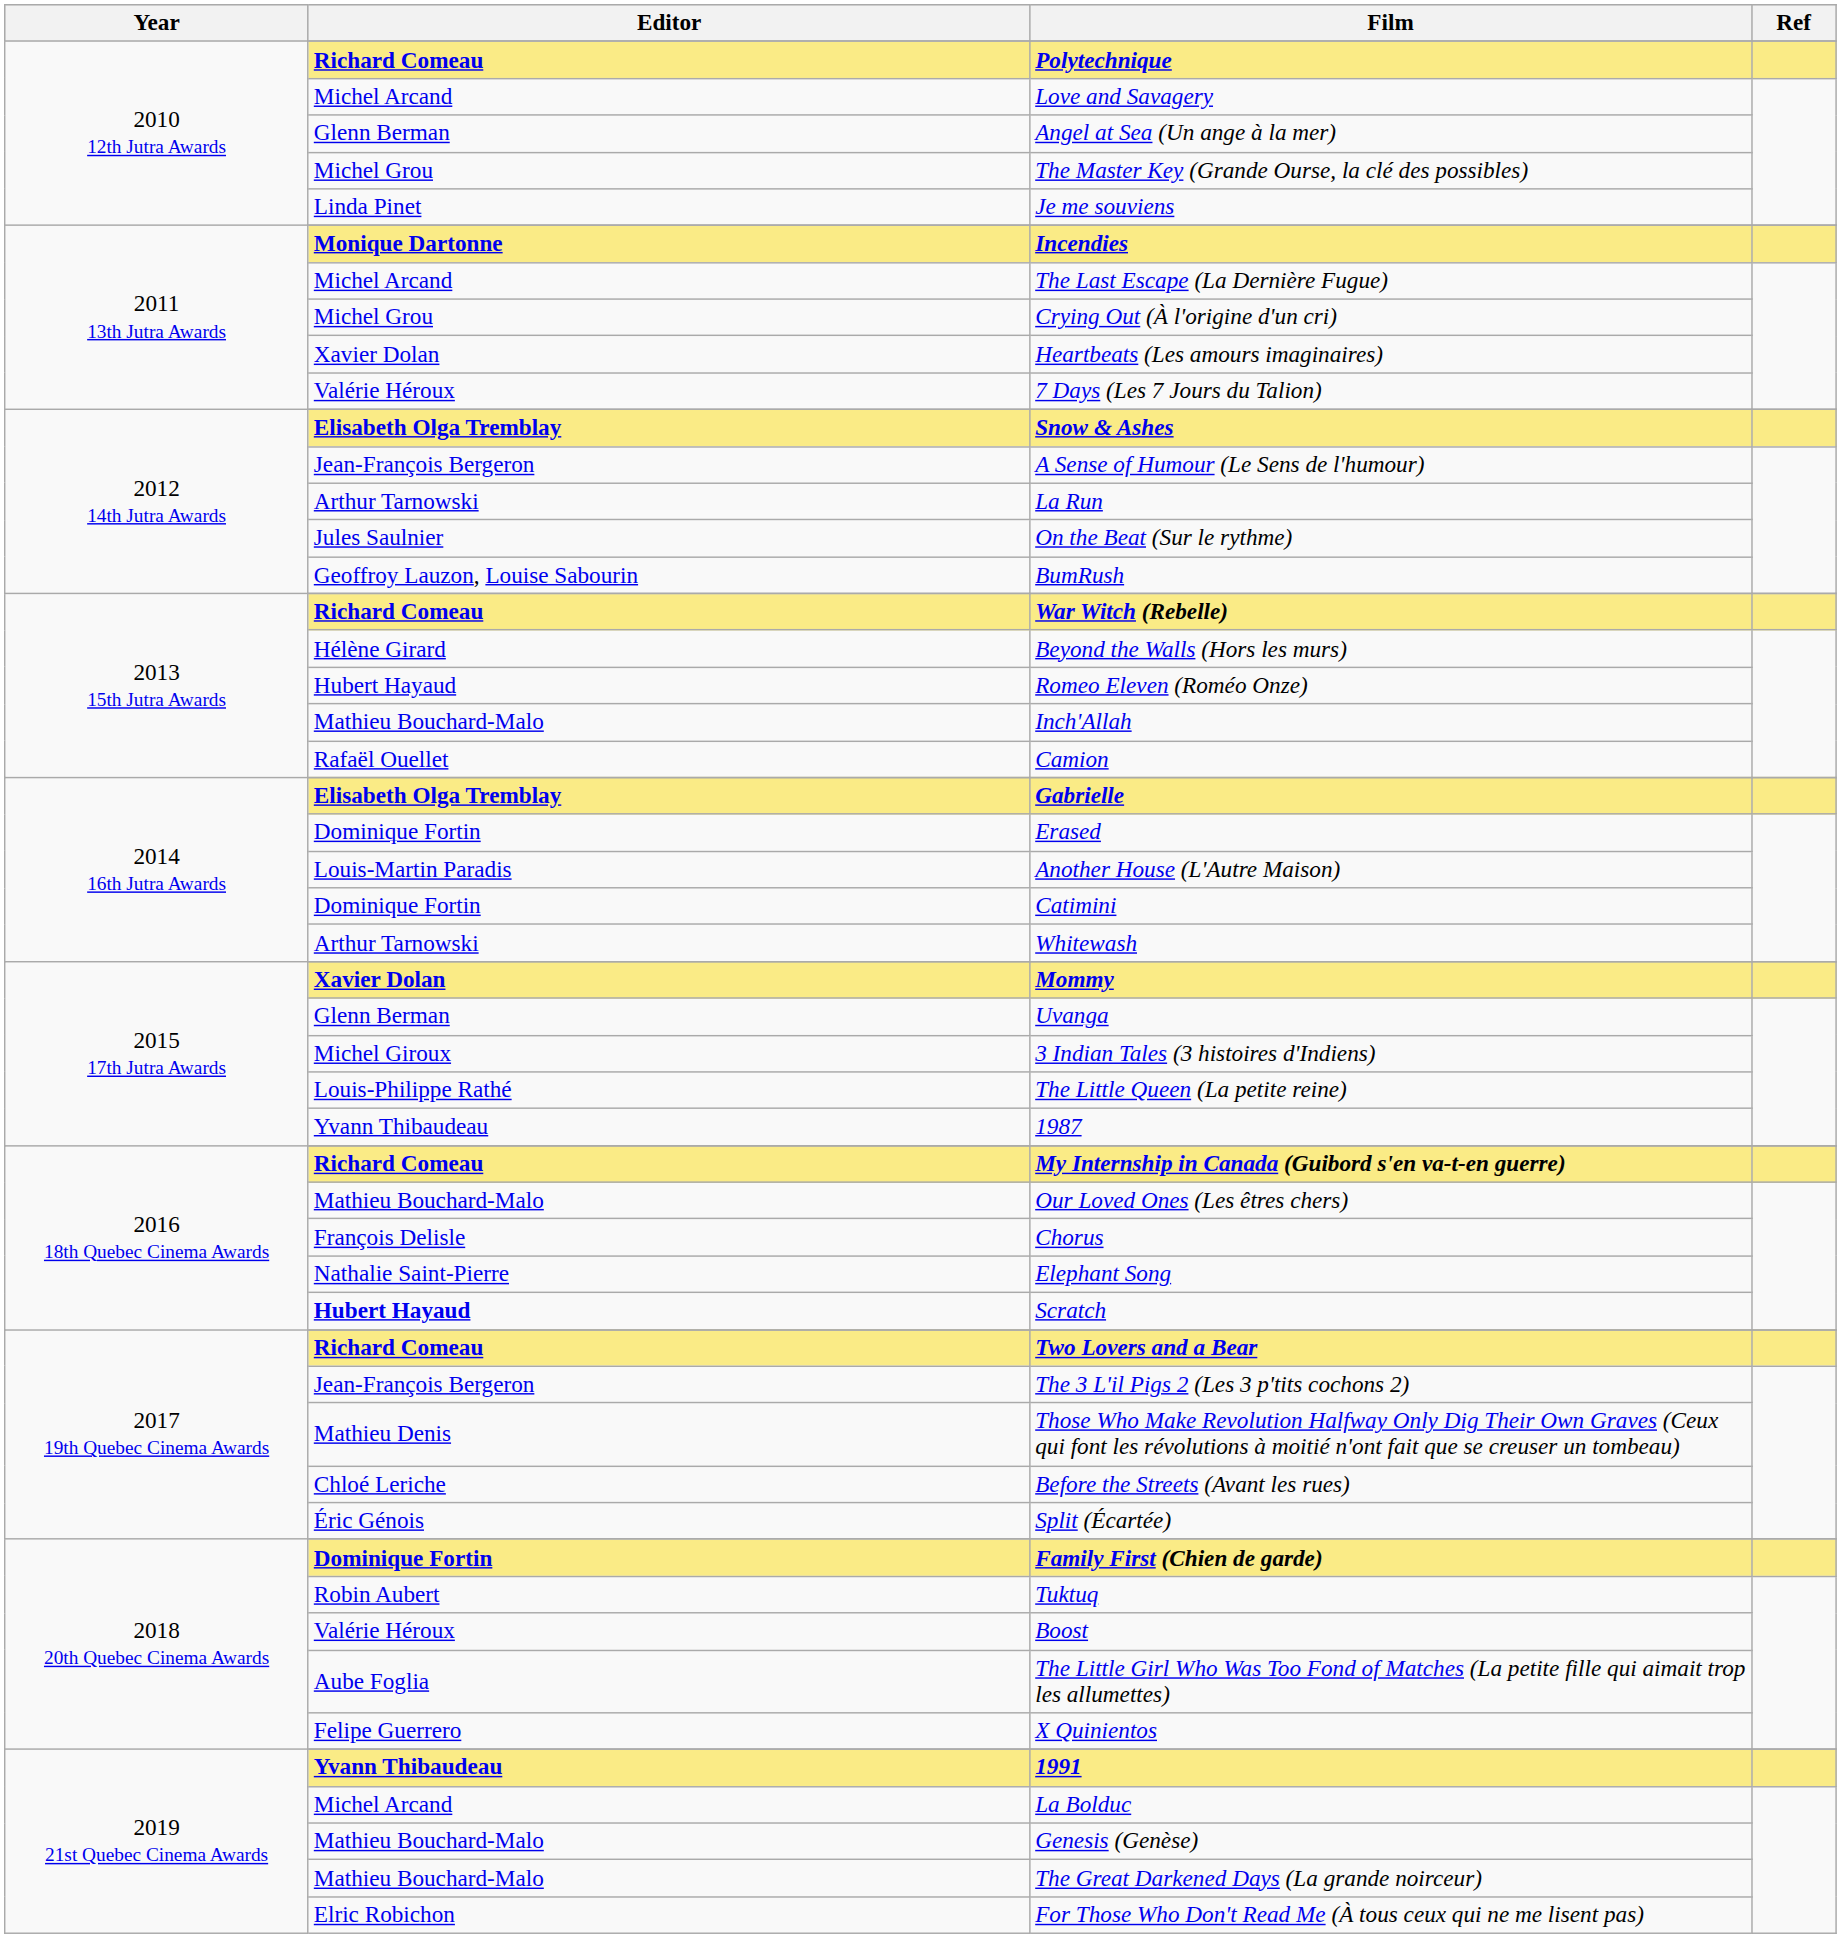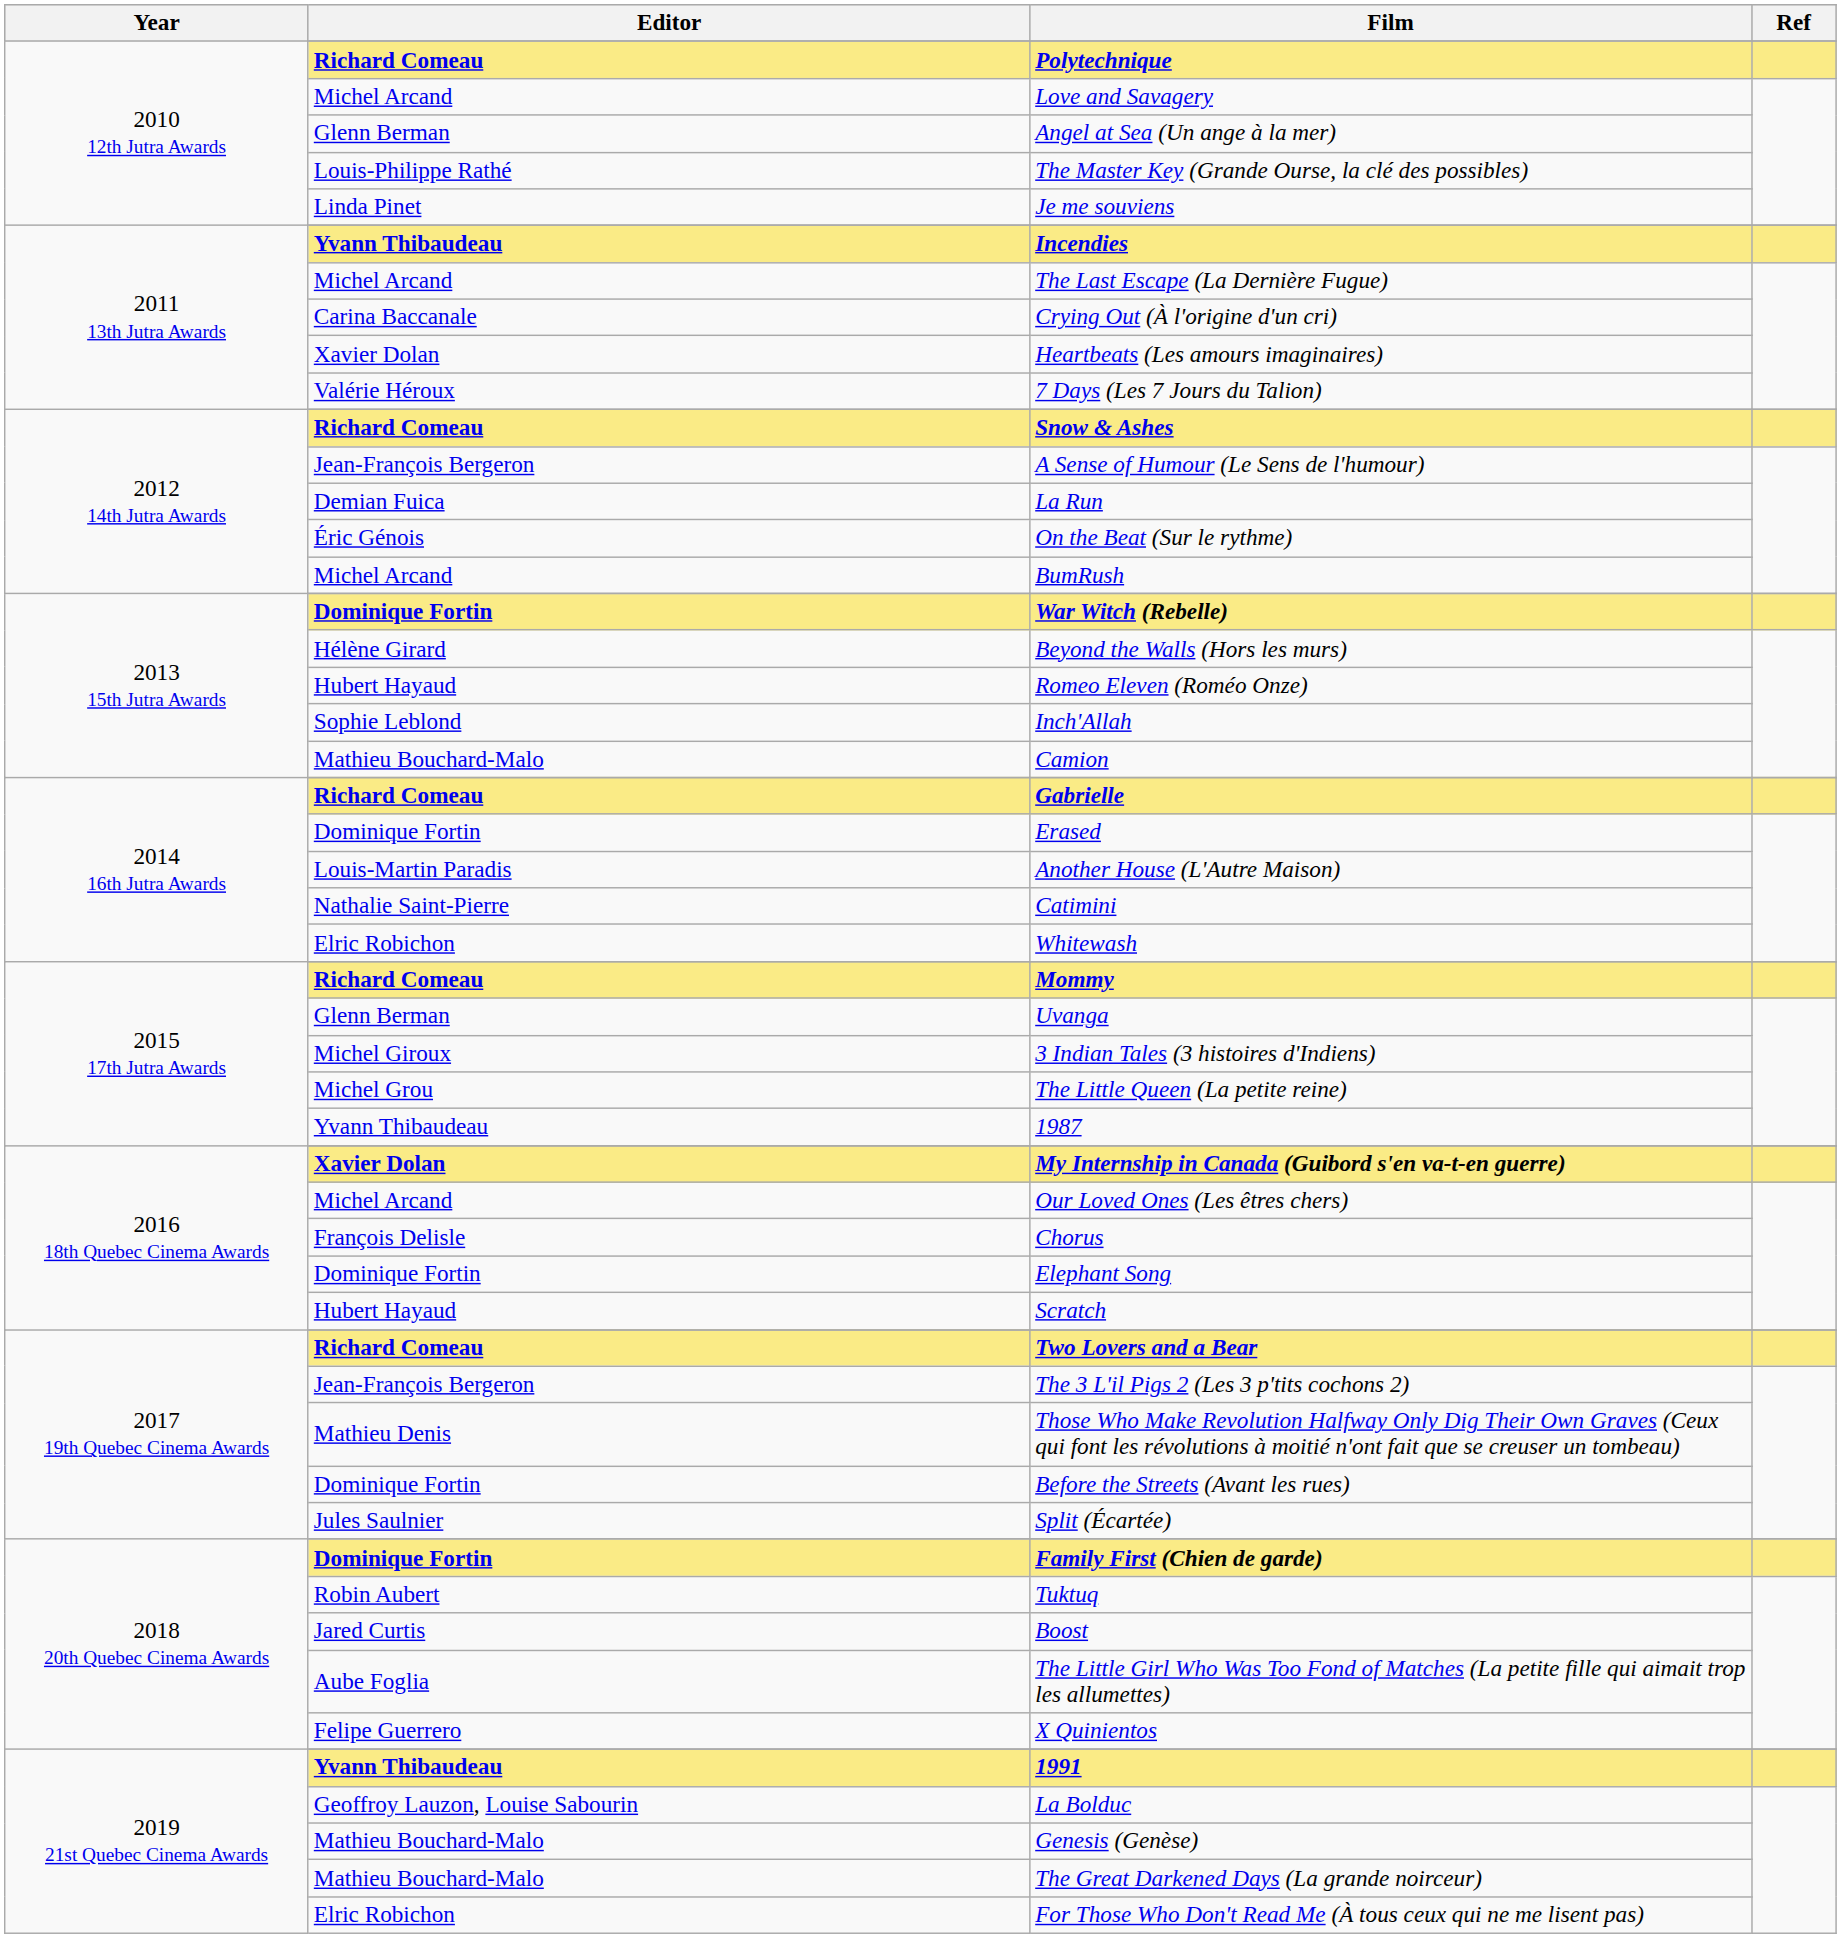(373, 170) Michel Grou -> (413, 170) Louis-Philippe Rathé
(408, 243) Monique Dartonne -> (408, 243) Yvann Thibaudeau
(373, 317) Michel Grou -> (395, 317) Carina Baccanale
(438, 427) Elisabeth Olga Tremblay -> (399, 427) Richard Comeau
(396, 501) Arthur Tarnowski -> (379, 501) Demian Fuica
(379, 538) Jules Saulnier -> (369, 538) Éric Génois
(476, 574) Geoffroy Lauzon, Louise Sabourin -> (383, 574) Michel Arcand
(399, 611) Richard Comeau -> (403, 611) Dominique Fortin
(429, 721) Mathieu Bouchard-Malo -> (388, 721) Sophie Leblond
(381, 758) Rafaël Ouellet -> (429, 758) Mathieu Bouchard-Malo
(438, 795) Elisabeth Olga Tremblay -> (399, 795) Richard Comeau
(397, 905) Dominique Fortin -> (411, 905) Nathalie Saint-Pierre
(396, 942) Arthur Tarnowski -> (384, 942) Elric Robichon
(380, 979) Xavier Dolan -> (399, 979) Richard Comeau
(413, 1089) Louis-Philippe Rathé -> (373, 1089) Michel Grou
(399, 1163) Richard Comeau -> (380, 1163) Xavier Dolan
(429, 1200) Mathieu Bouchard-Malo -> (383, 1200) Michel Arcand
(411, 1273) Nathalie Saint-Pierre -> (397, 1273) Dominique Fortin
(392, 1310) bold -> (385, 1310) normal
(380, 1483) Chloé Leriche -> (397, 1483) Dominique Fortin
(369, 1520) Éric Génois -> (379, 1520) Jules Saulnier
(384, 1631) Valérie Héroux -> (370, 1631) Jared Curtis
(383, 1804) Michel Arcand -> (476, 1804) Geoffroy Lauzon, Louise Sabourin
